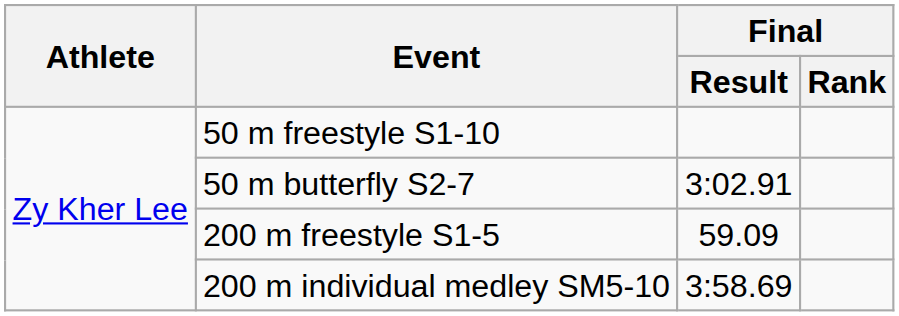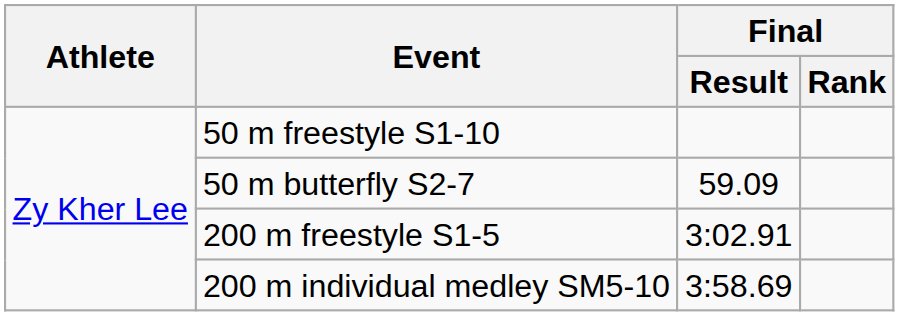(739, 184) 3:02.91 -> (739, 184) 59.09
(739, 235) 59.09 -> (739, 235) 3:02.91
